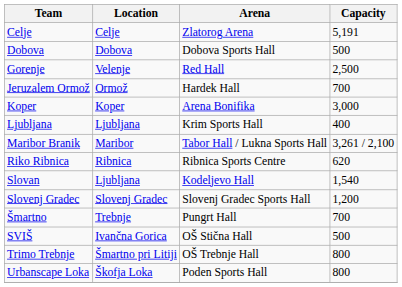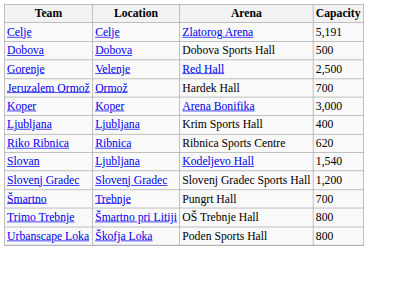- row: (44, 143)
- row: (20, 236)
